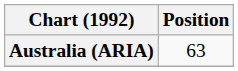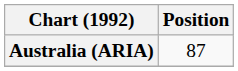(196, 50) 63 -> (196, 50) 87
